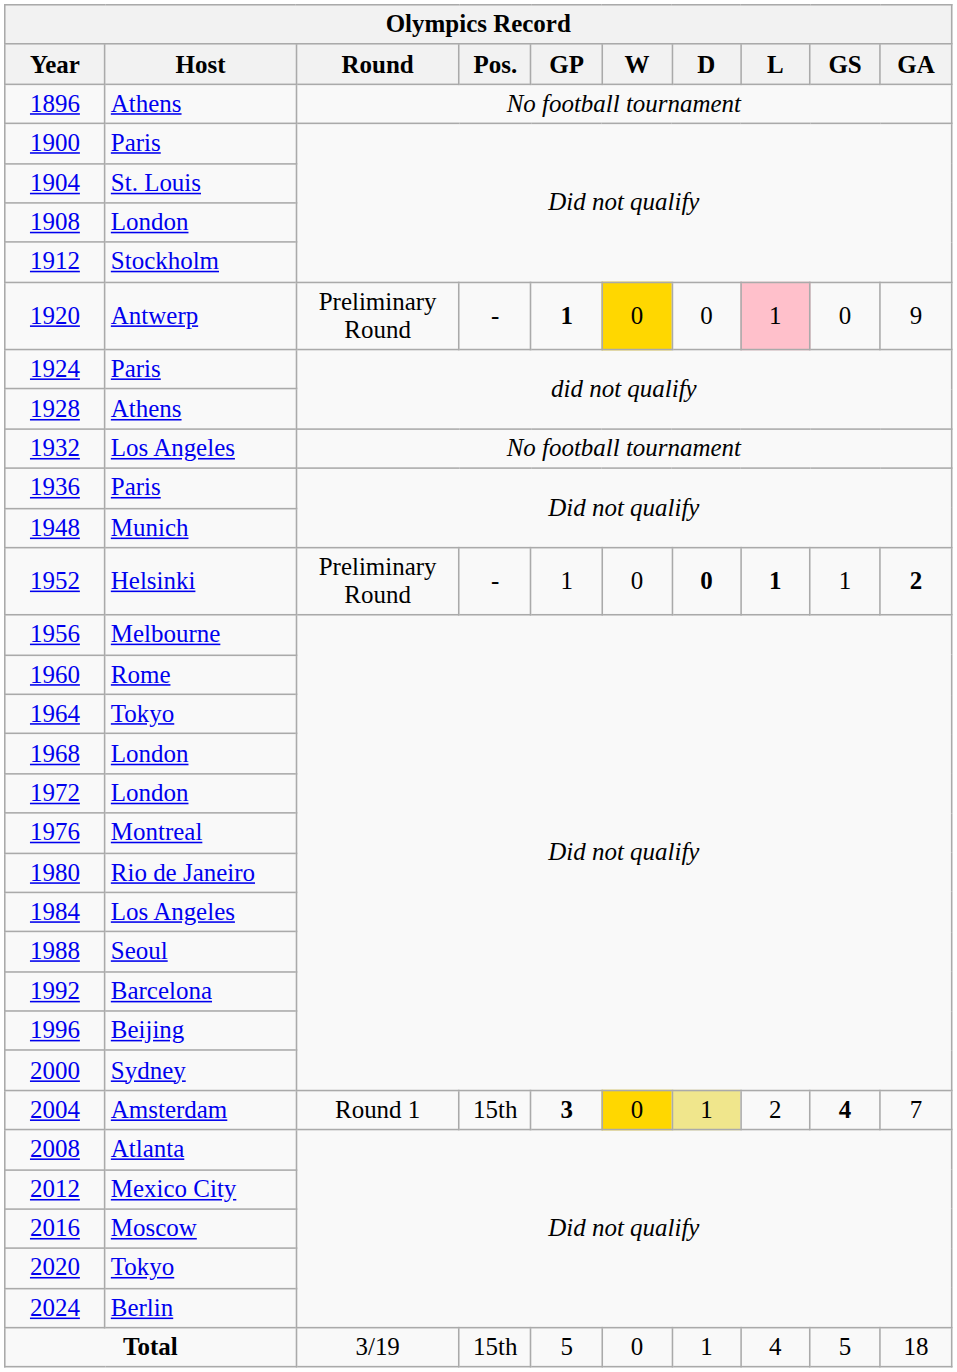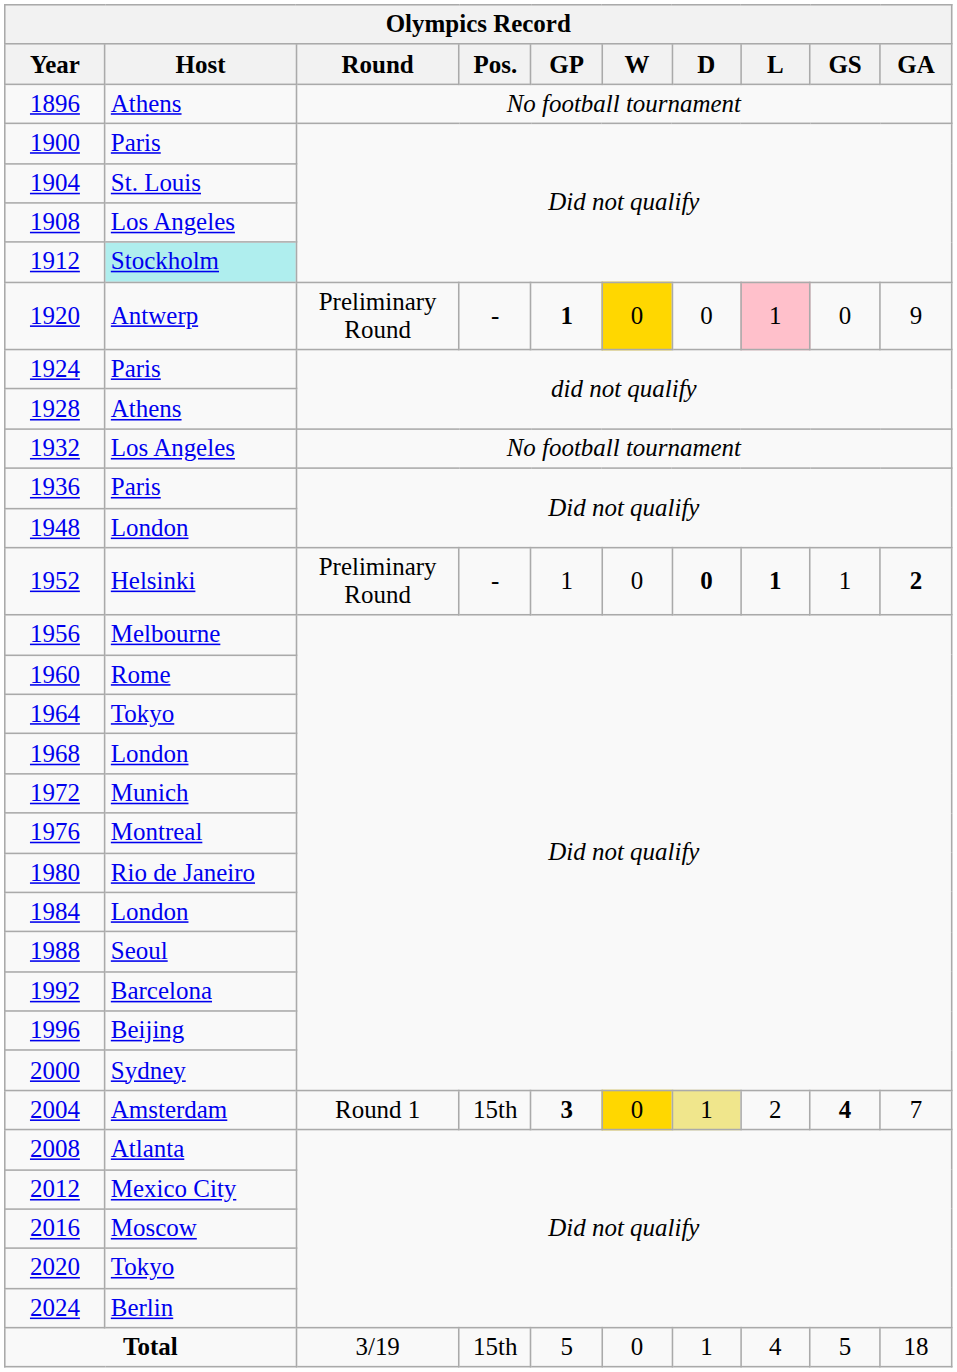(150, 222) London -> (173, 222) Los Angeles
(165, 261) no background -> (165, 261) paleturquoise background
(150, 527) Munich -> (150, 527) London
(150, 792) London -> (150, 792) Munich
(173, 911) Los Angeles -> (150, 911) London
